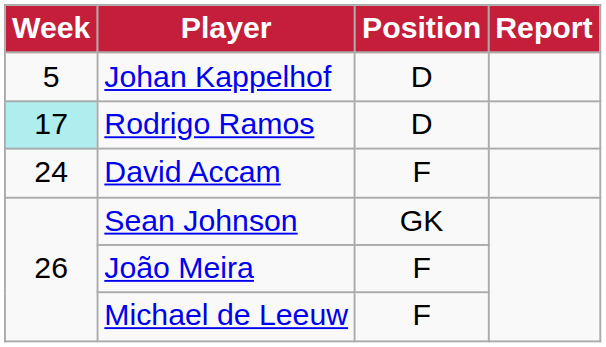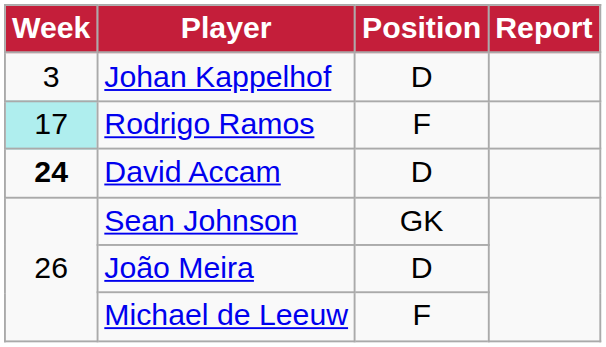(51, 76) 5 -> (51, 76) 3
(422, 124) D -> (422, 124) F
(51, 172) normal -> (51, 172) bold
(422, 172) F -> (422, 172) D
(422, 268) F -> (422, 268) D
